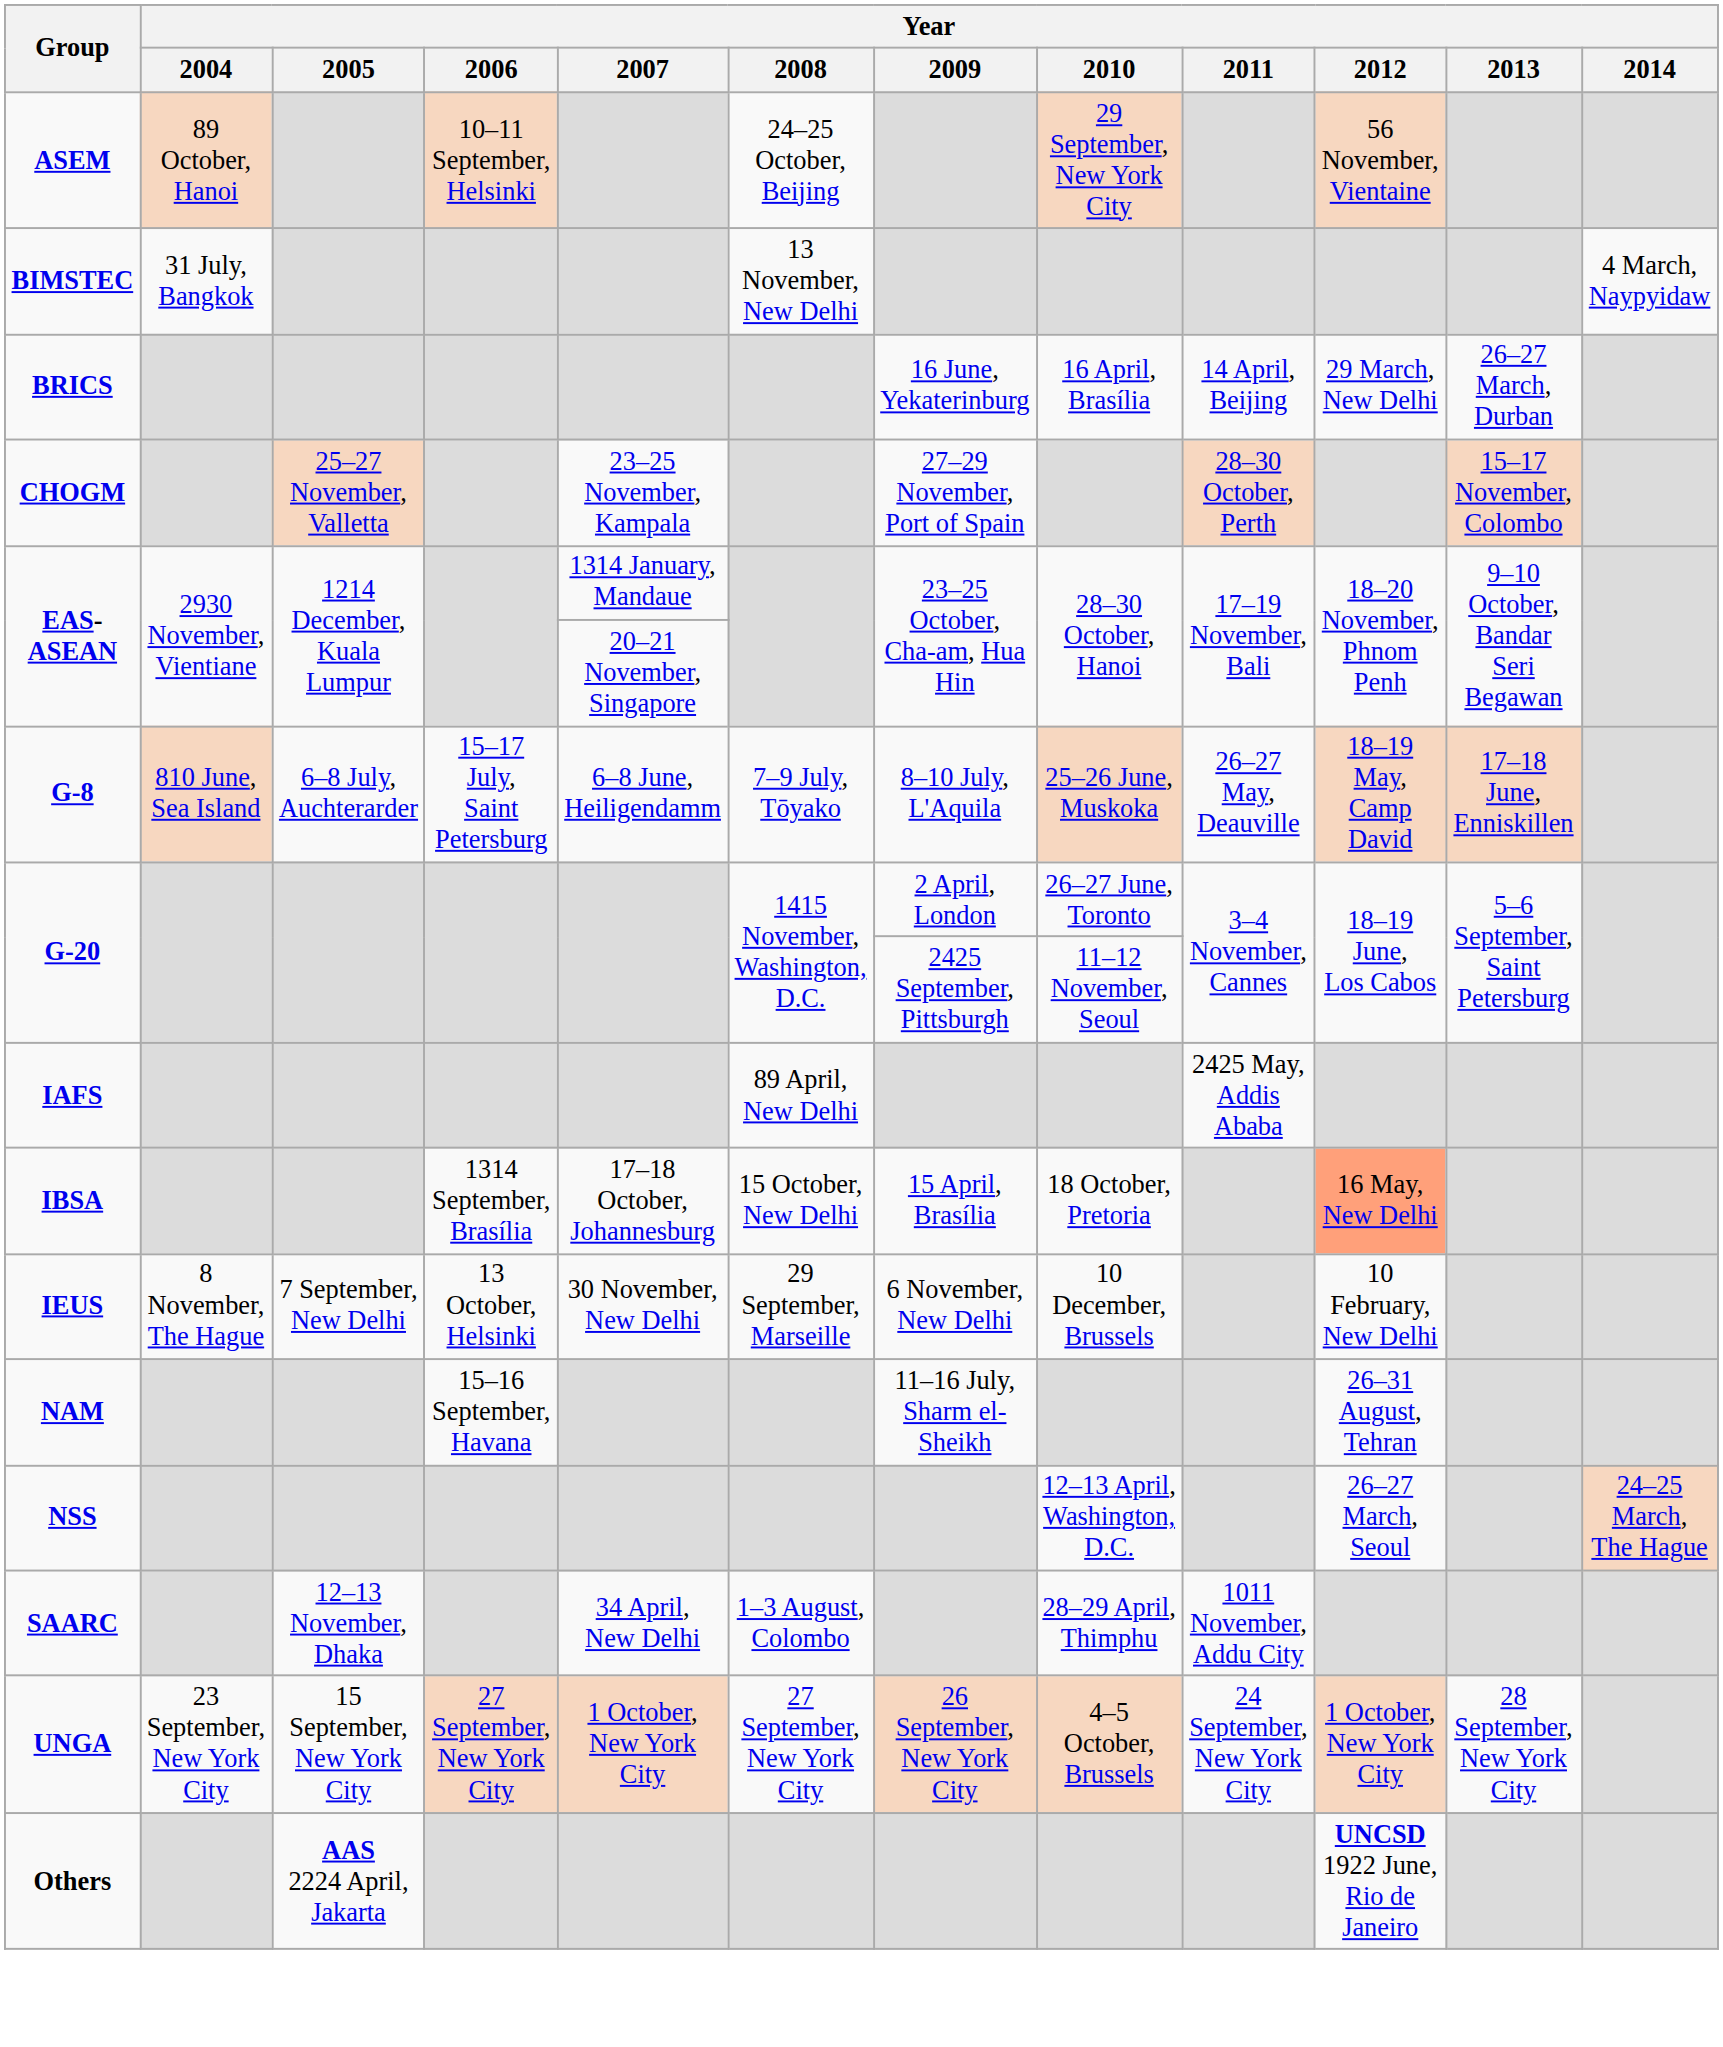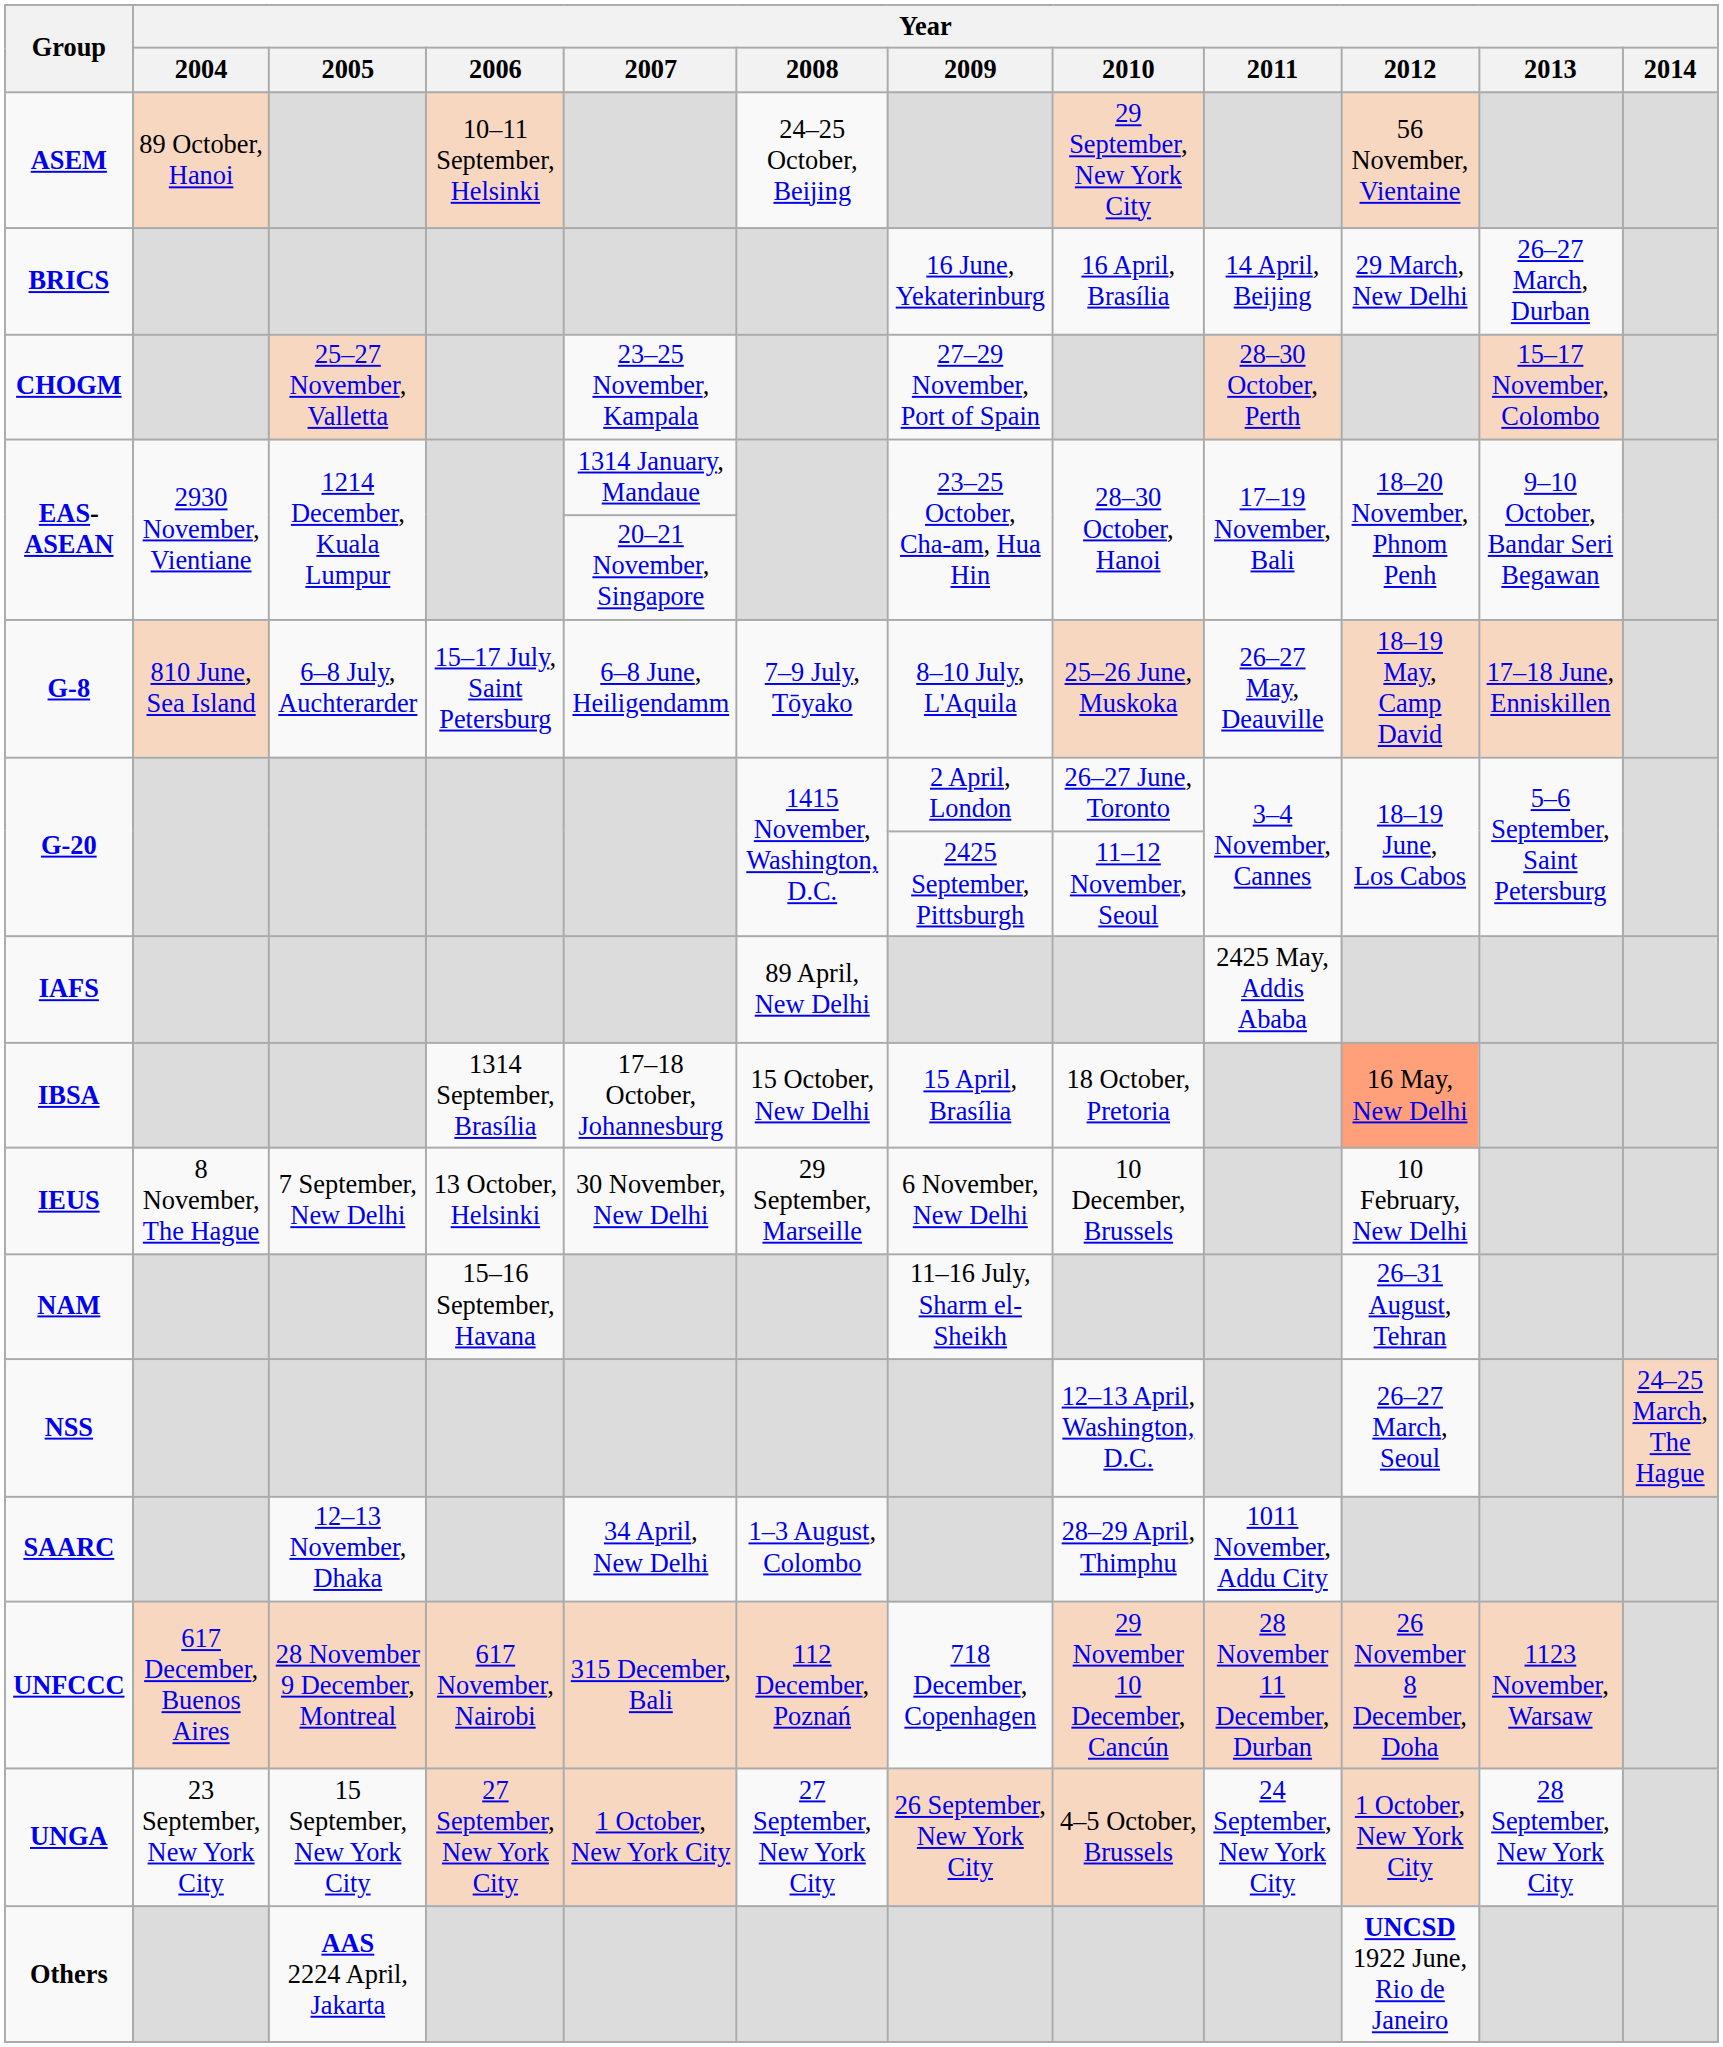- row: (72, 280)
+ row: (69, 1684)
